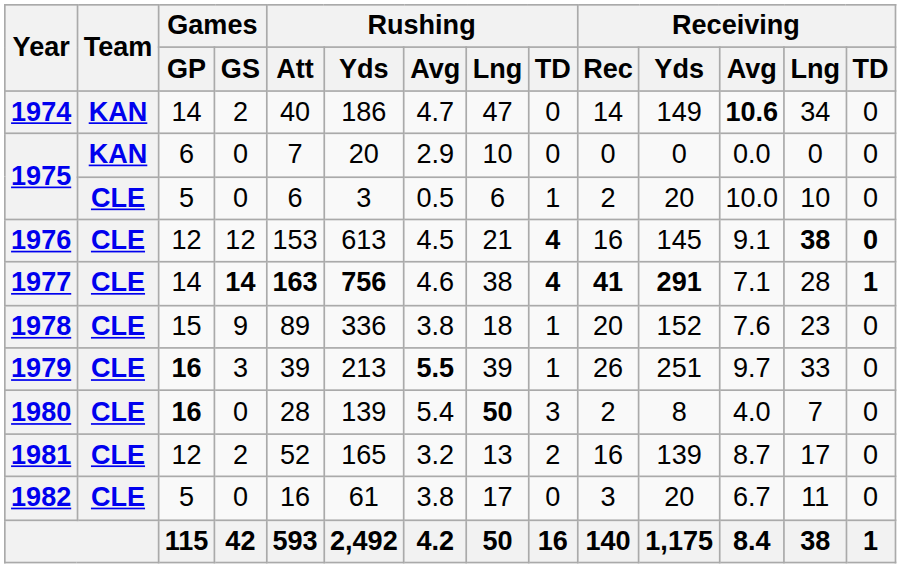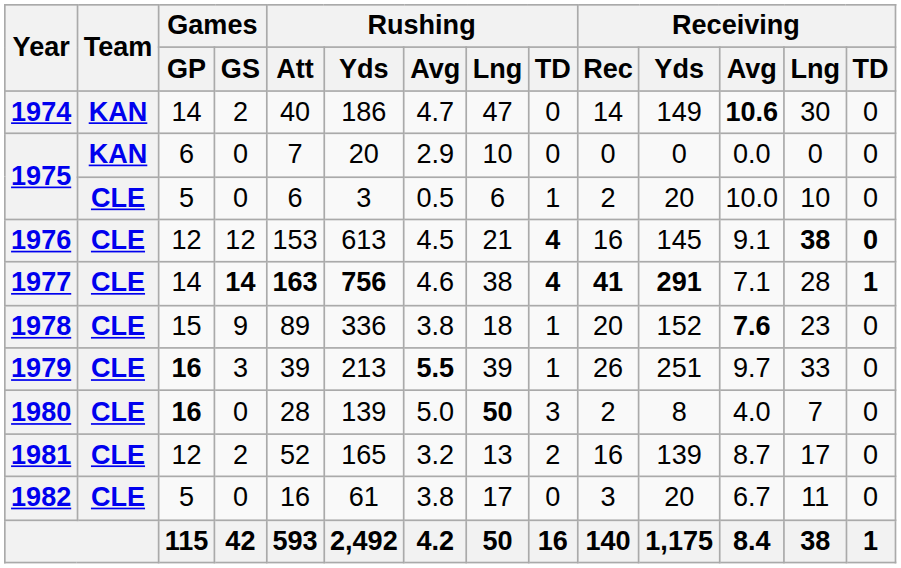(815, 111) 34 -> (815, 111) 30
(752, 326) normal -> (752, 326) bold
(435, 411) 5.4 -> (435, 411) 5.0
